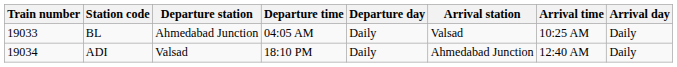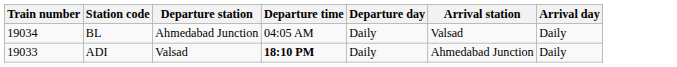- column: (572, 14)
(22, 33) 19033 -> (22, 33) 19034
(22, 52) 19034 -> (22, 52) 19033
(288, 52) normal -> (289, 52) bold
